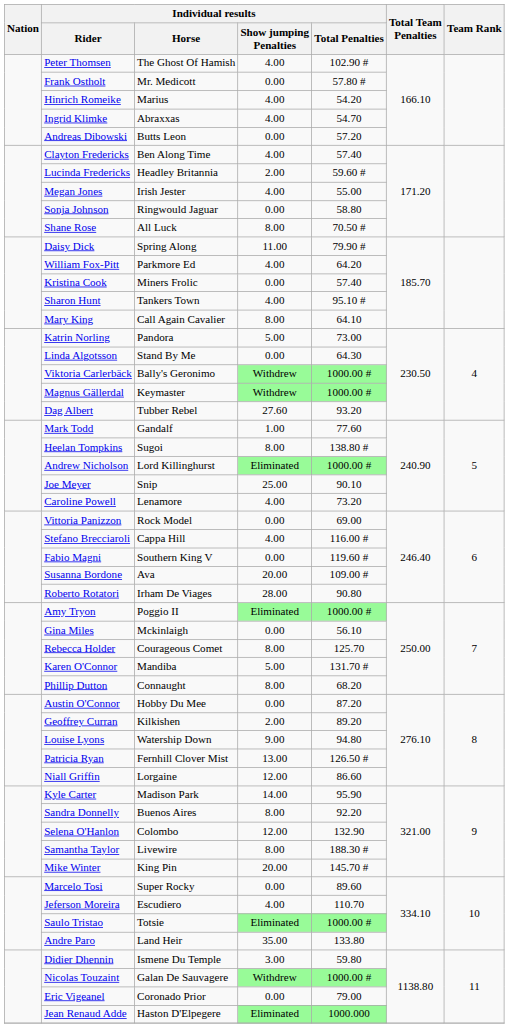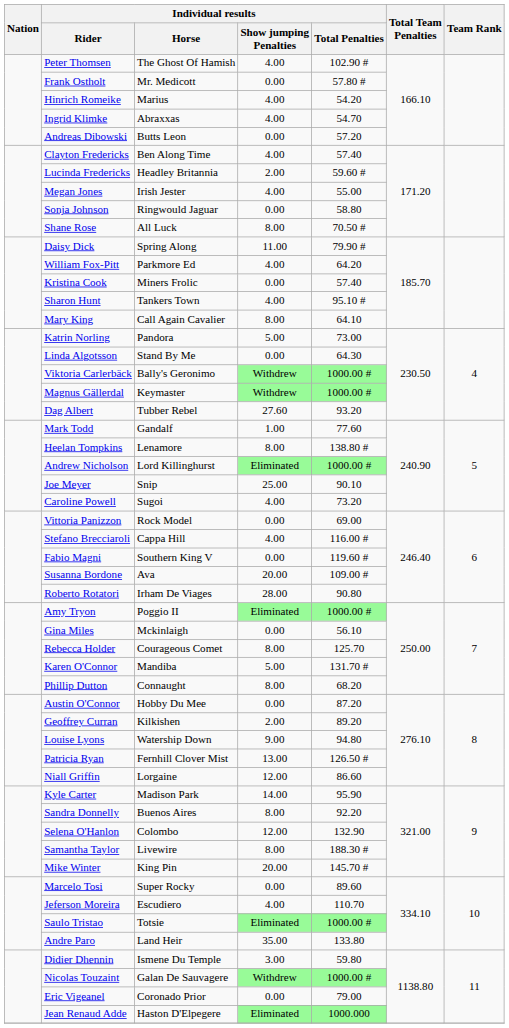(150, 447) Sugoi -> (159, 447) Lenamore
(159, 502) Lenamore -> (150, 502) Sugoi
